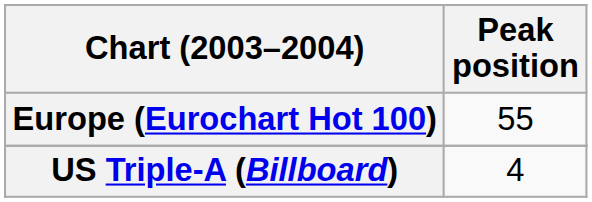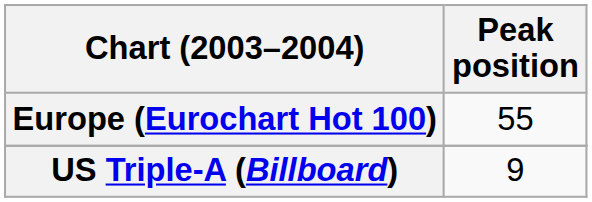(515, 170) 4 -> (515, 170) 9
